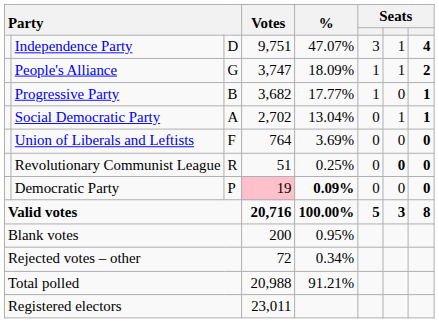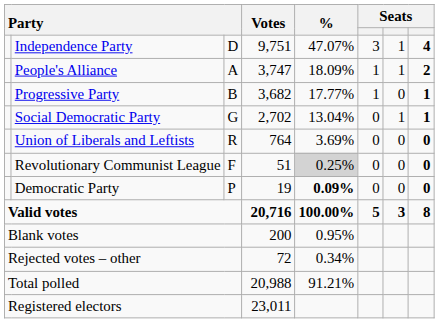(233, 70) G -> (233, 70) A
(233, 117) A -> (233, 117) G
(232, 141) F -> (232, 141) R
(232, 164) R -> (232, 164) F
(335, 164) no background -> (335, 164) lightgrey background
(401, 164) bold -> (401, 164) normal
(284, 188) pink background -> (284, 188) no background
